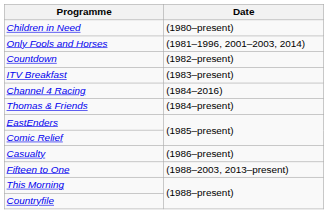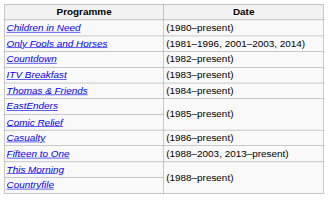- row: (46, 91)
